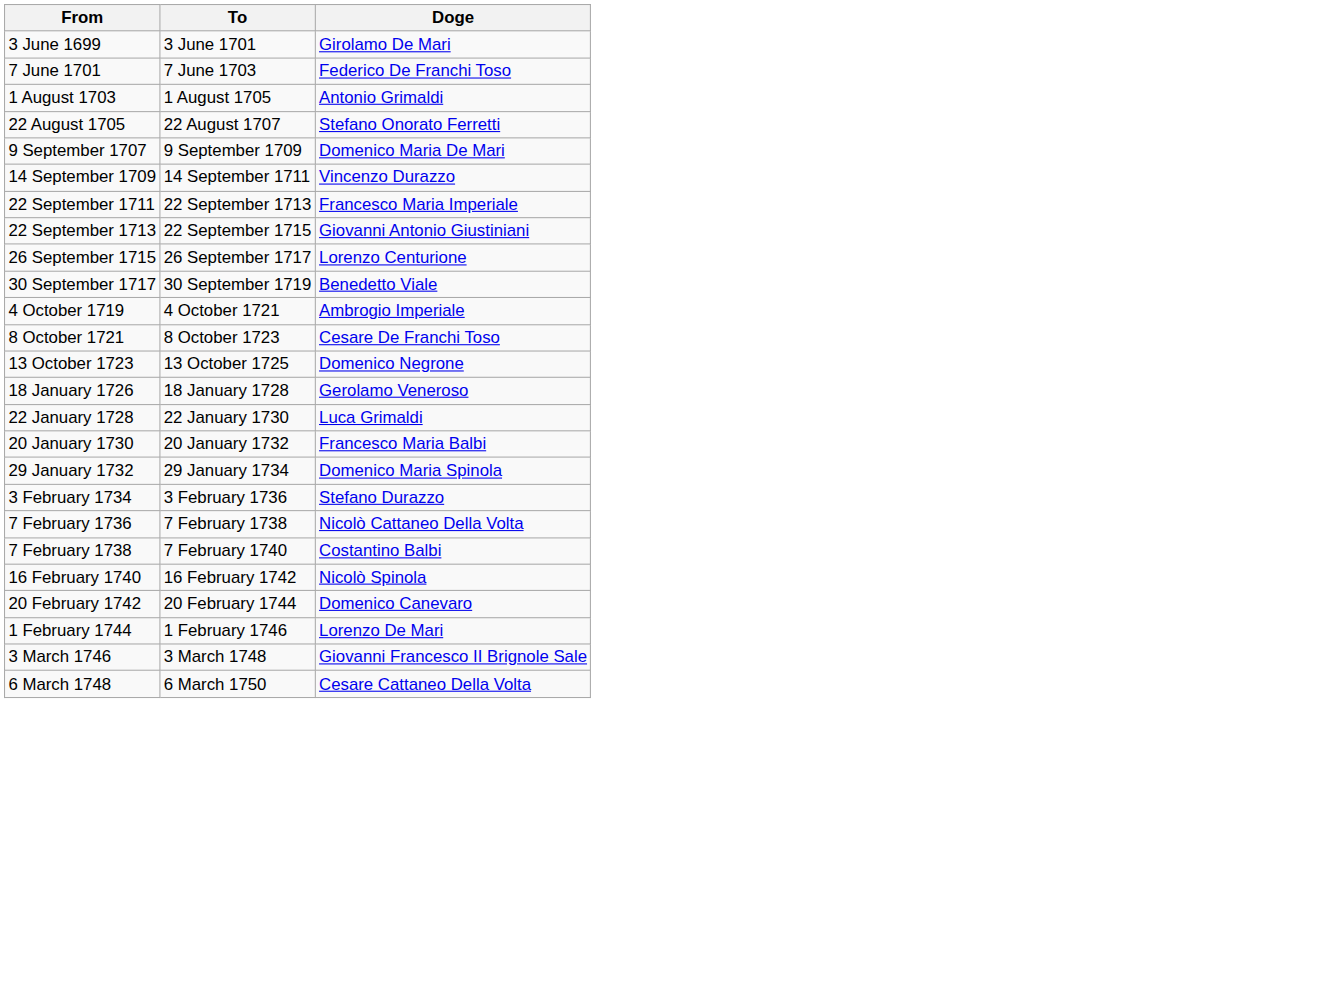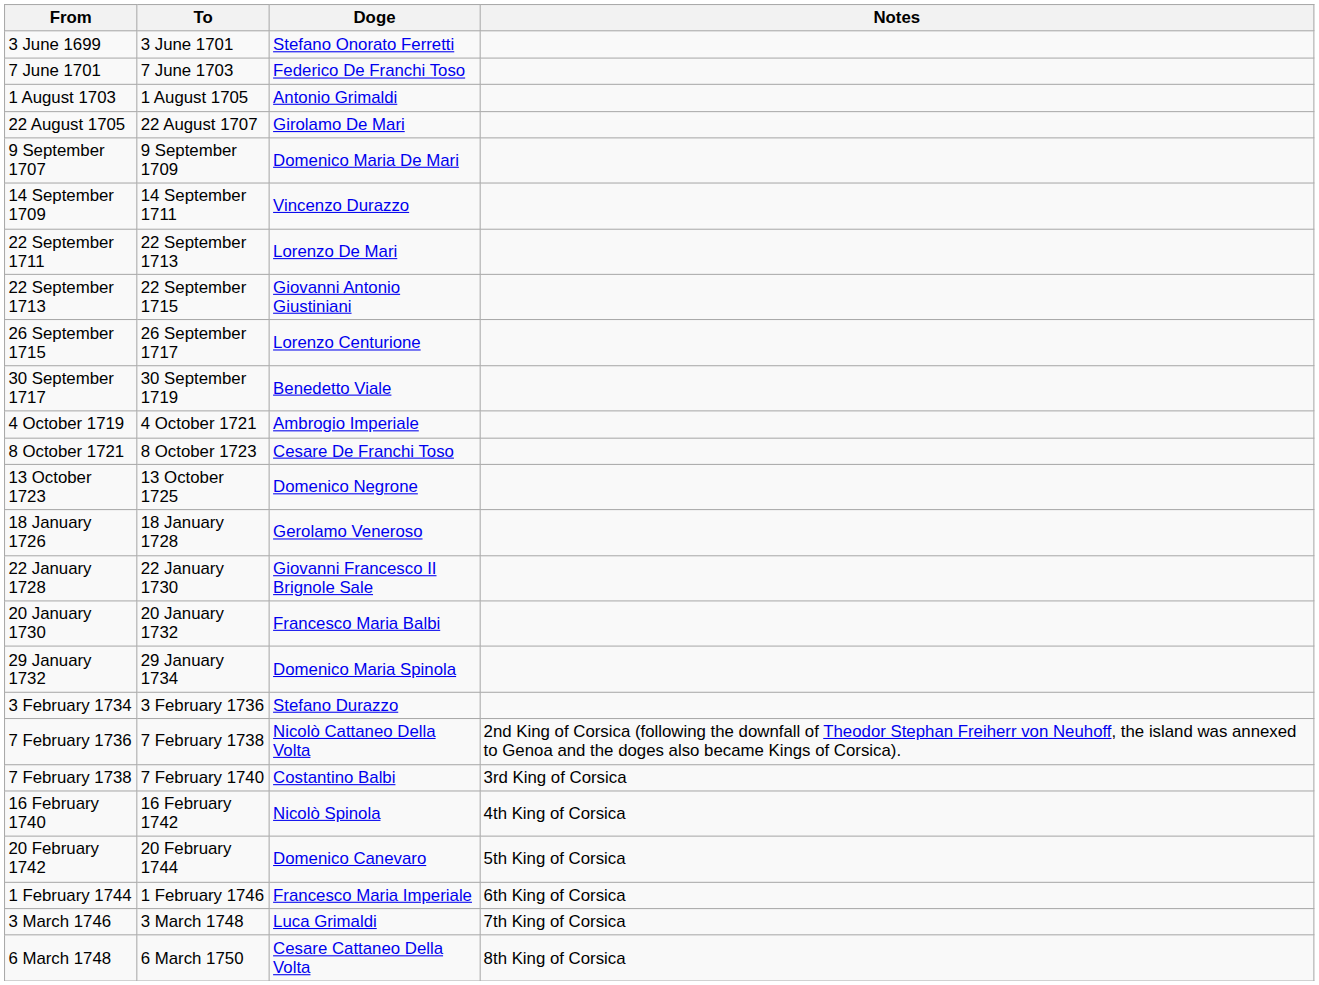+ column: (897, 17)
(385, 44) Girolamo De Mari -> (364, 44) Stefano Onorato Ferretti
(410, 124) Stefano Onorato Ferretti -> (339, 124) Girolamo De Mari
(418, 204) Francesco Maria Imperiale -> (335, 251) Lorenzo De Mari
(371, 417) Luca Grimaldi -> (355, 578) Giovanni Francesco II Brignole Sale
(381, 630) Lorenzo De Mari -> (373, 895) Francesco Maria Imperiale
(453, 657) Giovanni Francesco II Brignole Sale -> (325, 921) Luca Grimaldi
